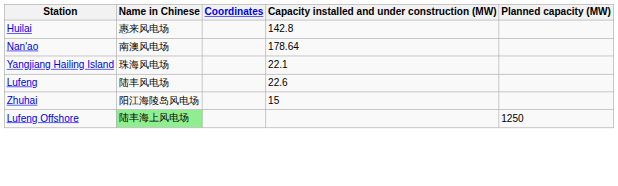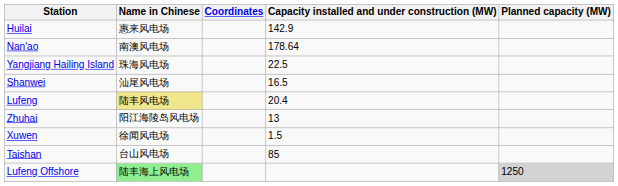(281, 29) 142.8 -> (281, 29) 142.9
(278, 65) 22.1 -> (278, 65) 22.5
+ row: (26, 83)
(144, 82) no background -> (144, 100) khaki background
(278, 83) 22.6 -> (278, 100) 20.4
(274, 100) 15 -> (274, 118) 13
+ row: (22, 136)
+ row: (24, 154)
(512, 118) no background -> (512, 172) lightgrey background
